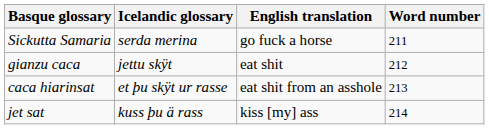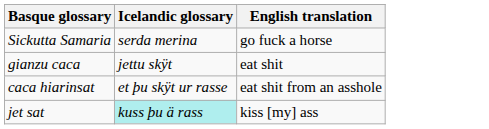- column: (435, 16)
(160, 111) no background -> (160, 111) paleturquoise background
